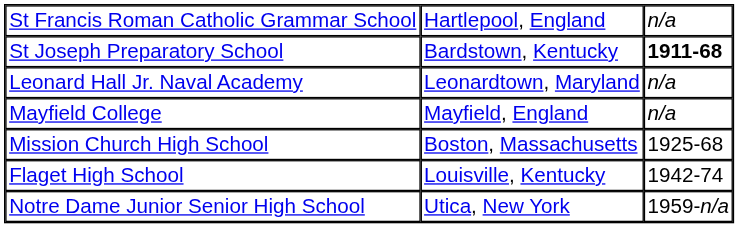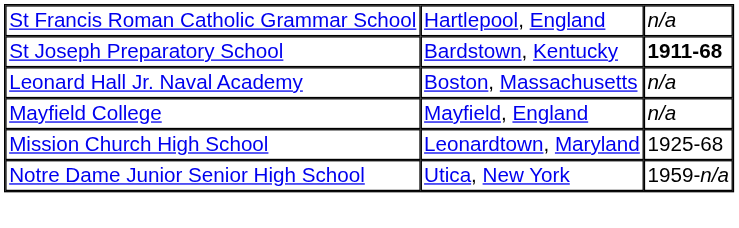(532, 82) Leonardtown, Maryland -> (531, 82) Boston, Massachusetts
(531, 144) Boston, Massachusetts -> (532, 144) Leonardtown, Maryland
- row: (96, 175)
